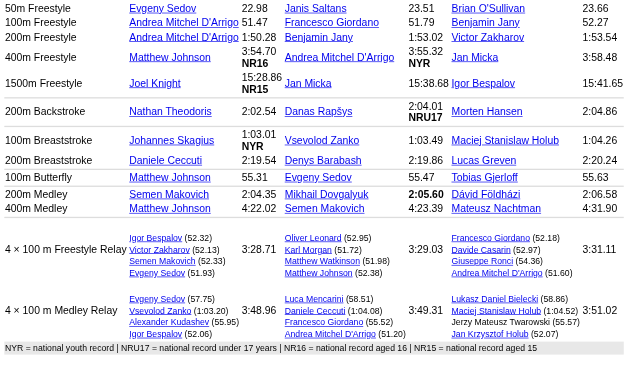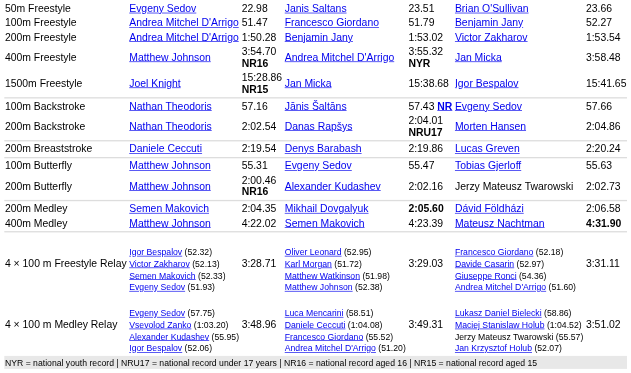+ row: (45, 106)
- row: (49, 140)
+ row: (38, 186)
(600, 209) normal -> (604, 223) bold
